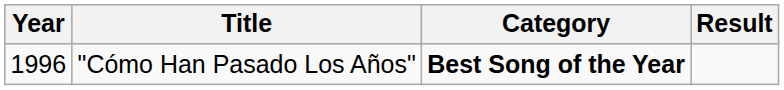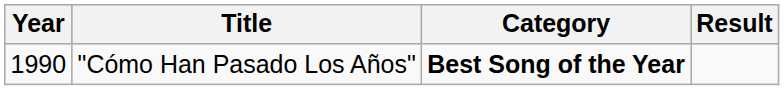(38, 63) 1996 -> (38, 63) 1990
